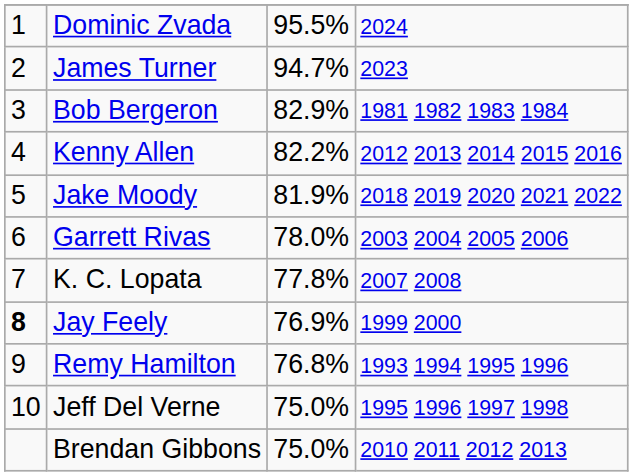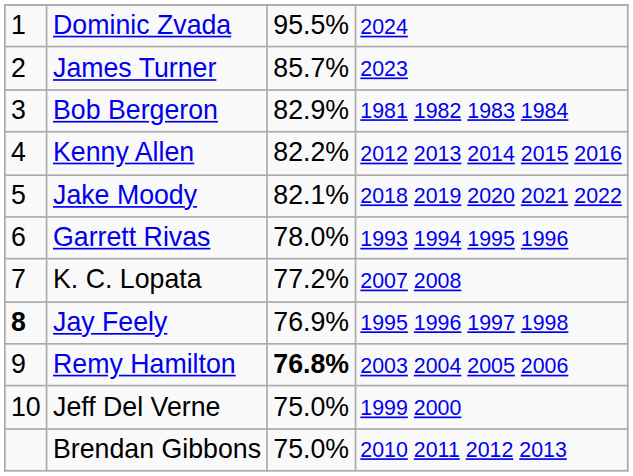(311, 68) 94.7% -> (311, 68) 85.7%
(311, 195) 81.9% -> (311, 195) 82.1%
(464, 238) 2003 2004 2005 2006 -> (464, 238) 1993 1994 1995 1996
(311, 279) 77.8% -> (311, 279) 77.2%
(411, 323) 1999 2000 -> (464, 323) 1995 1996 1997 1998
(311, 364) normal -> (311, 364) bold
(464, 365) 1993 1994 1995 1996 -> (464, 365) 2003 2004 2005 2006
(464, 407) 1995 1996 1997 1998 -> (411, 407) 1999 2000
